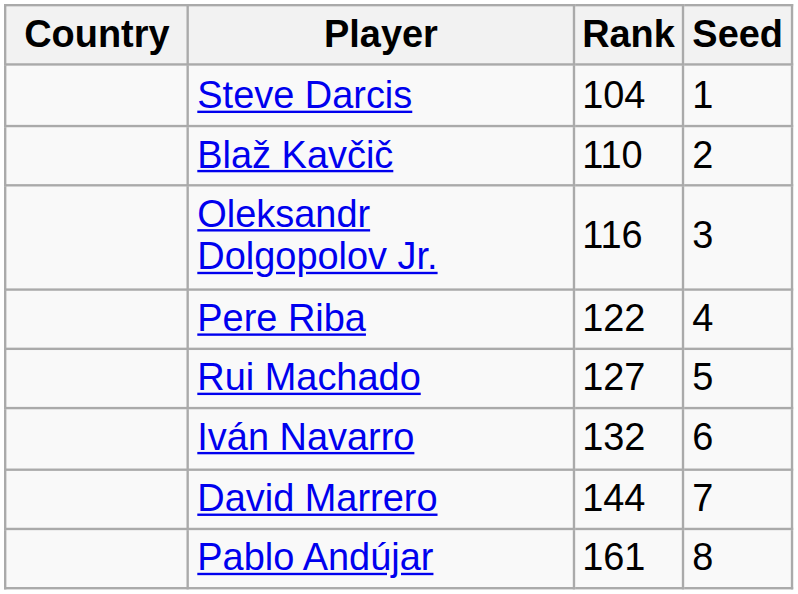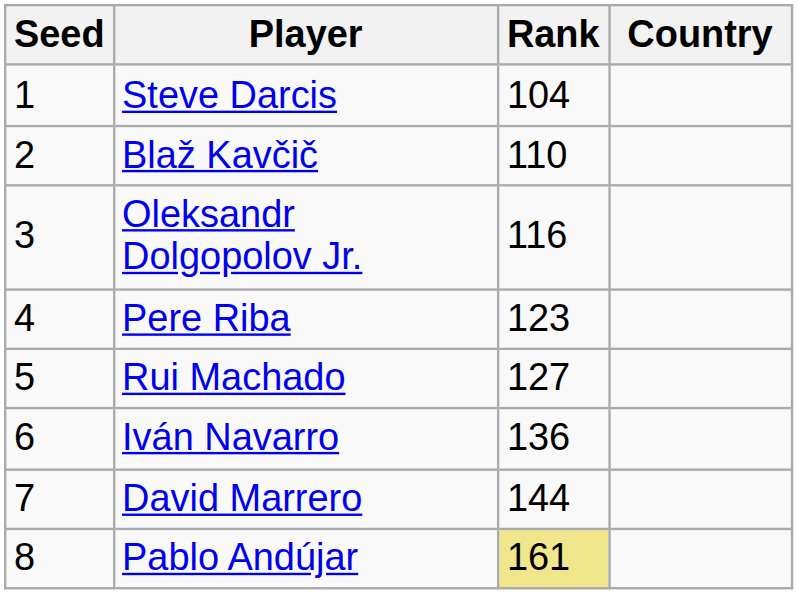columns swapped: (97, 34) <-> (738, 34)
(614, 317) 122 -> (539, 317) 123
(614, 438) 132 -> (539, 438) 136
(614, 558) no background -> (539, 558) khaki background
